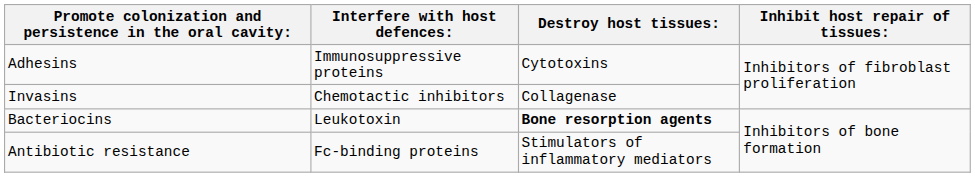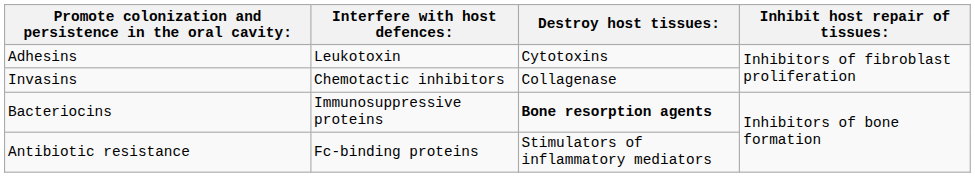(388, 65) Immunosuppressive proteins -> (357, 56) Leukotoxin
(357, 120) Leukotoxin -> (388, 112) Immunosuppressive proteins
